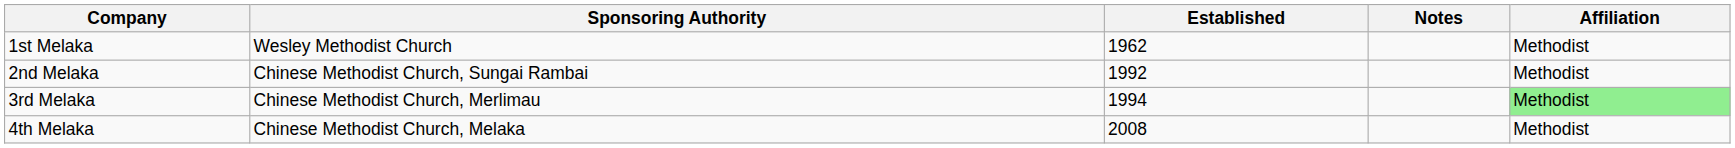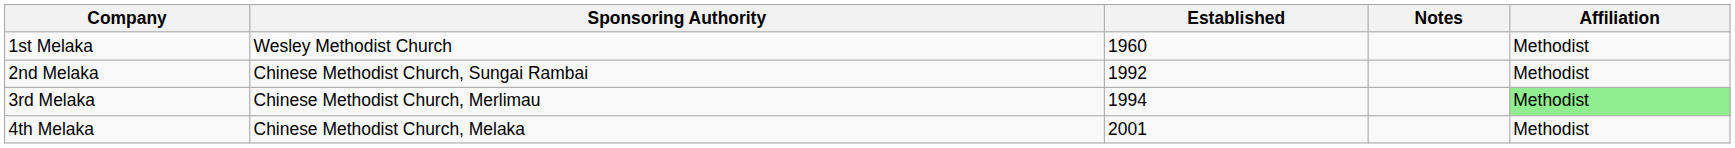(1127, 45) 1962 -> (1127, 45) 1960
(1127, 128) 2008 -> (1127, 128) 2001
